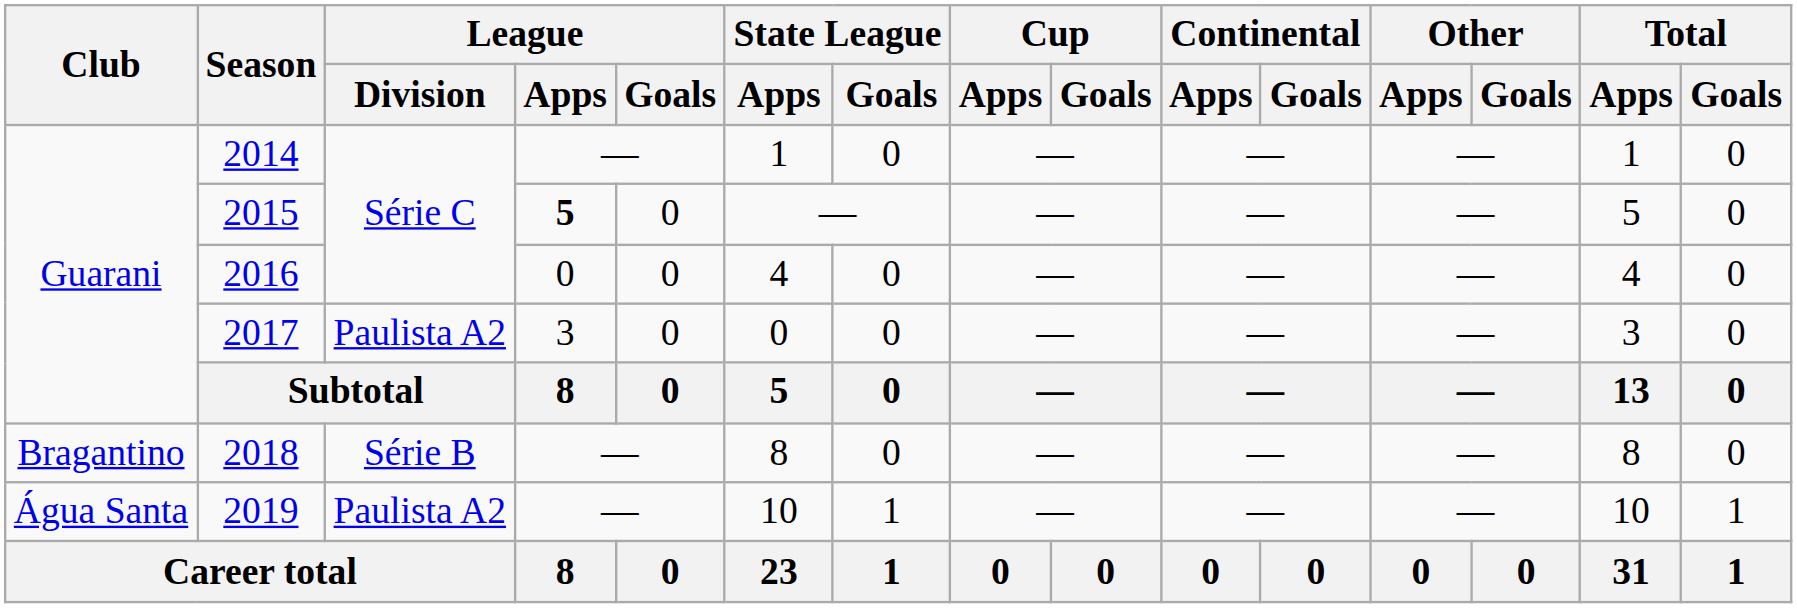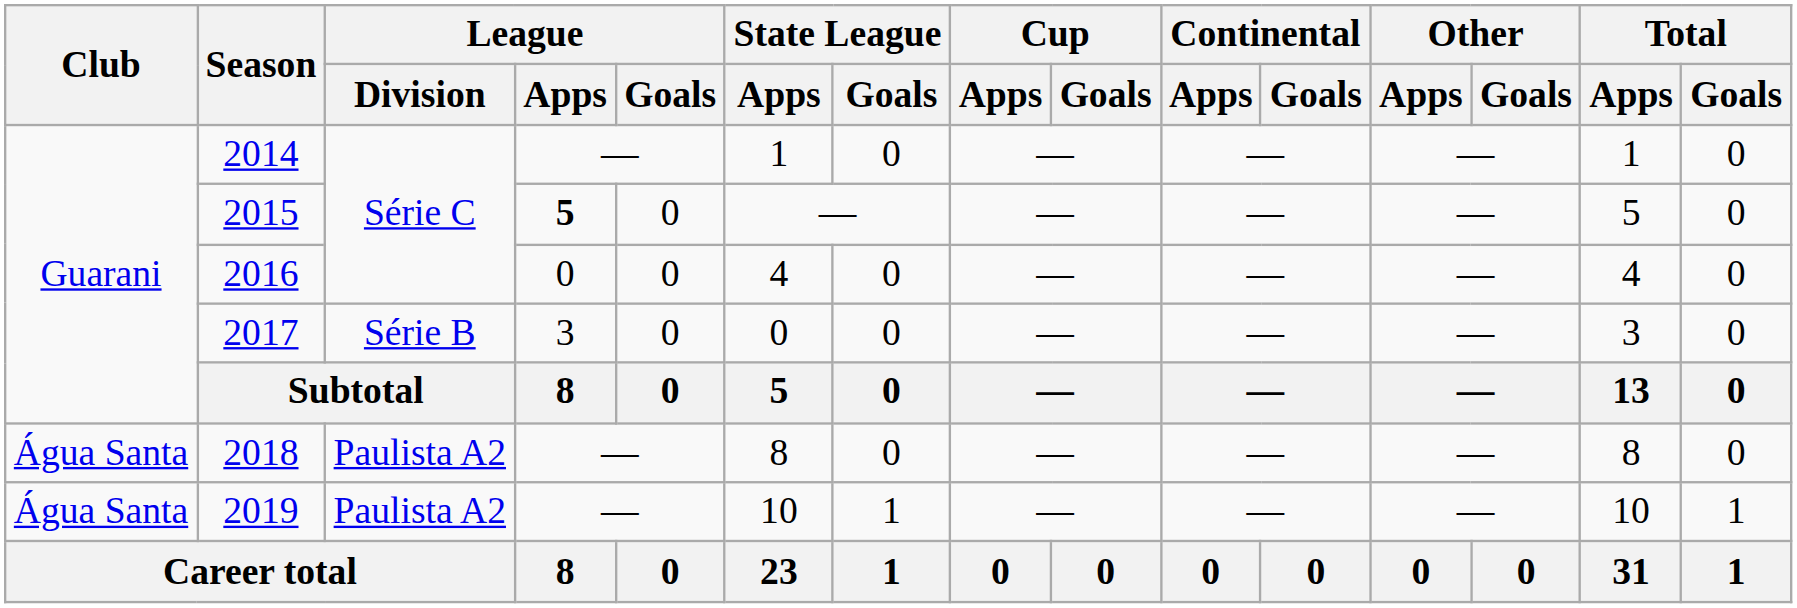(420, 332) Paulista A2 -> (420, 332) Série B
(101, 451) Bragantino -> (101, 451) Água Santa
(420, 451) Série B -> (420, 451) Paulista A2
